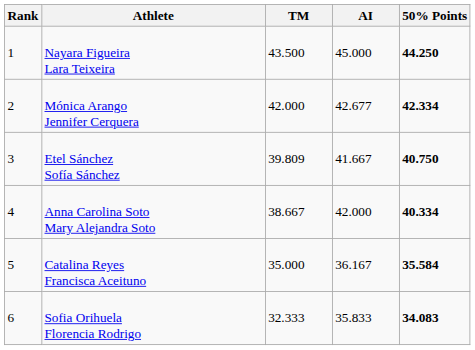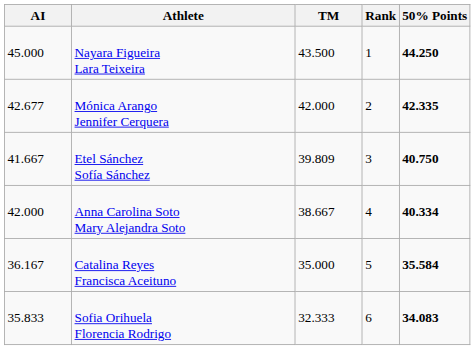columns swapped: (23, 15) <-> (366, 15)
(420, 106) 42.334 -> (420, 106) 42.335
